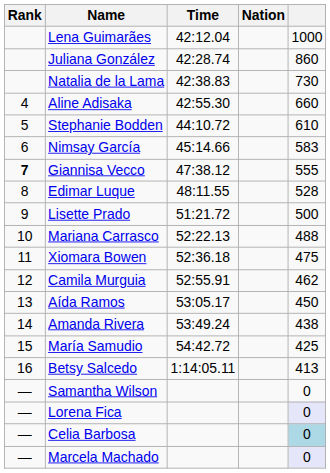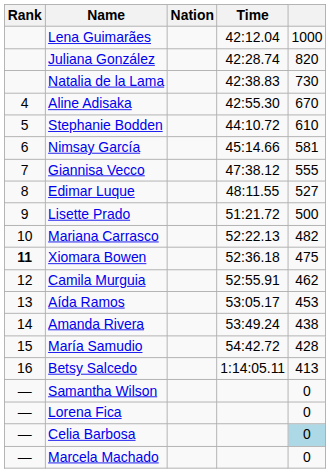columns swapped: (263, 15) <-> (203, 15)
(307, 59) 860 -> (307, 59) 820
(307, 103) 660 -> (307, 103) 670
(307, 147) 583 -> (307, 147) 581
(25, 170) bold -> (25, 170) normal
(307, 192) 528 -> (307, 192) 527
(307, 236) 488 -> (307, 236) 482
(25, 258) normal -> (25, 258) bold
(307, 302) 450 -> (307, 302) 453
(307, 346) 425 -> (307, 346) 428
(307, 412) lavender background -> (307, 412) no background
(307, 457) lavender background -> (307, 457) no background
